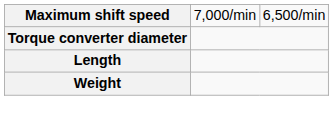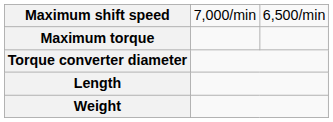+ row: (97, 38)
